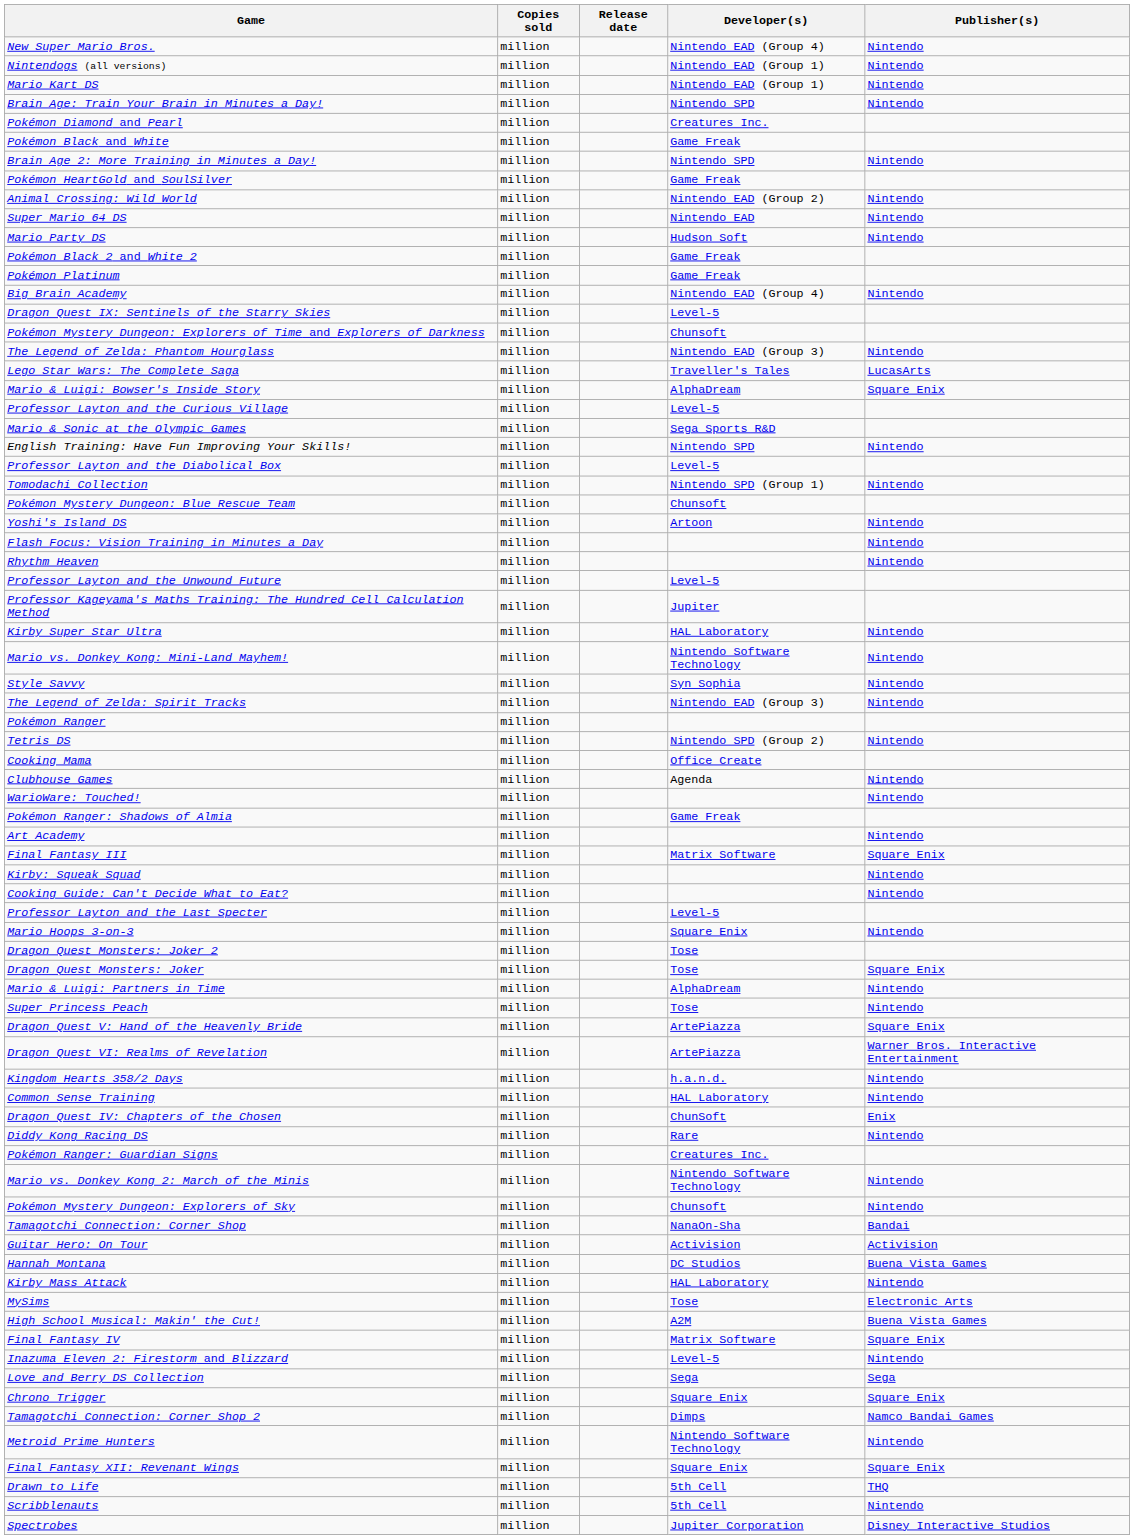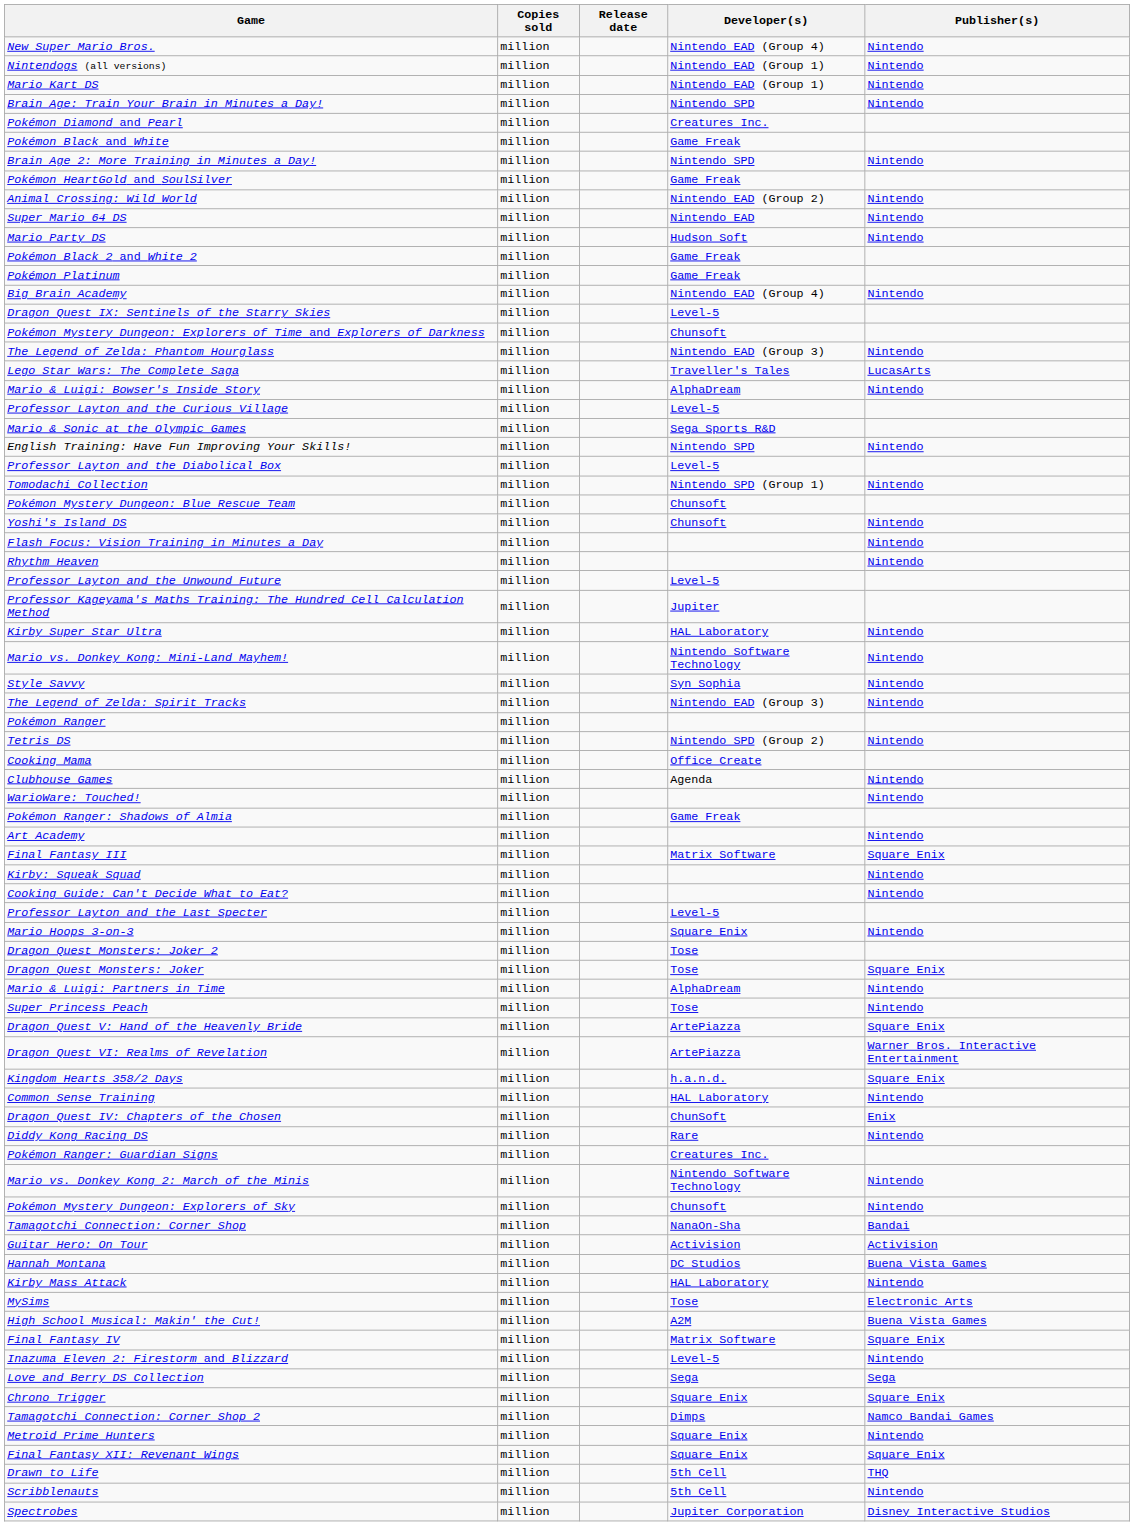(906, 390) Square Enix -> (896, 390) Nintendo
(691, 523) Artoon -> (698, 523) Chunsoft
(896, 1079) Nintendo -> (906, 1079) Square Enix
(730, 1442) Nintendo Software Technology -> (709, 1435) Square Enix
